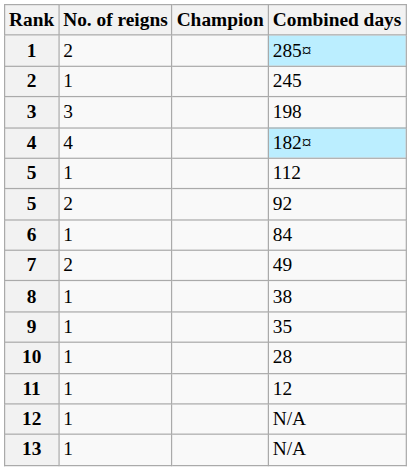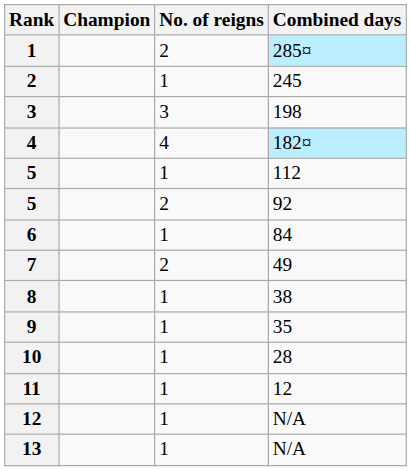columns swapped: (220, 19) <-> (115, 19)
